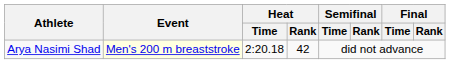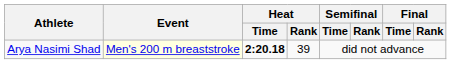(265, 50) normal -> (265, 50) bold
(303, 50) 42 -> (304, 50) 39
